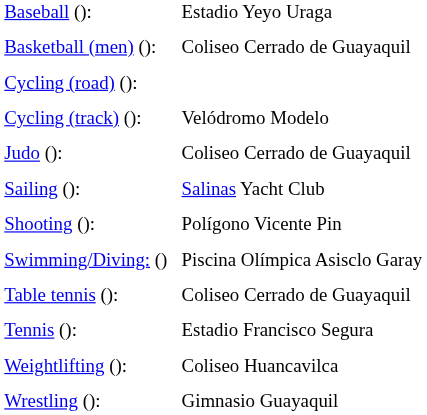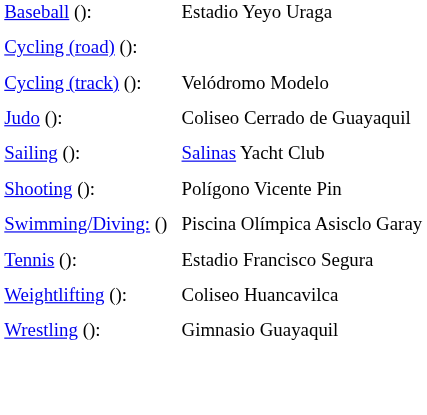- row: (80, 47)
- row: (61, 294)
